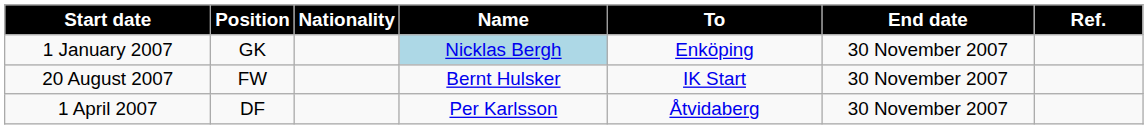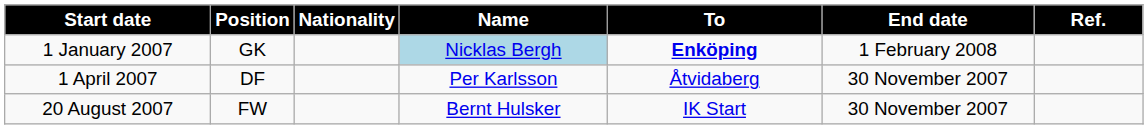(715, 50) normal -> (715, 50) bold
(928, 50) 30 November 2007 -> (928, 50) 1 February 2008
rows swapped: (108, 109) <-> (108, 80)
